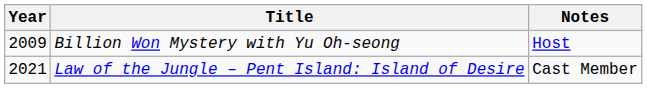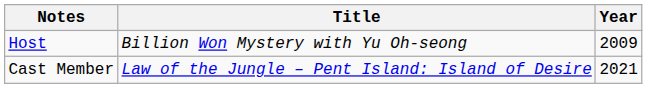columns swapped: (28, 18) <-> (585, 18)
